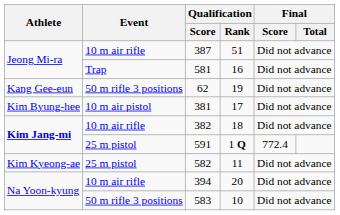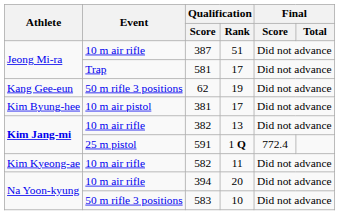(237, 69) 16 -> (237, 69) 17
(237, 125) 18 -> (237, 125) 13
(111, 163) 25 m pistol -> (115, 163) 10 m air rifle
